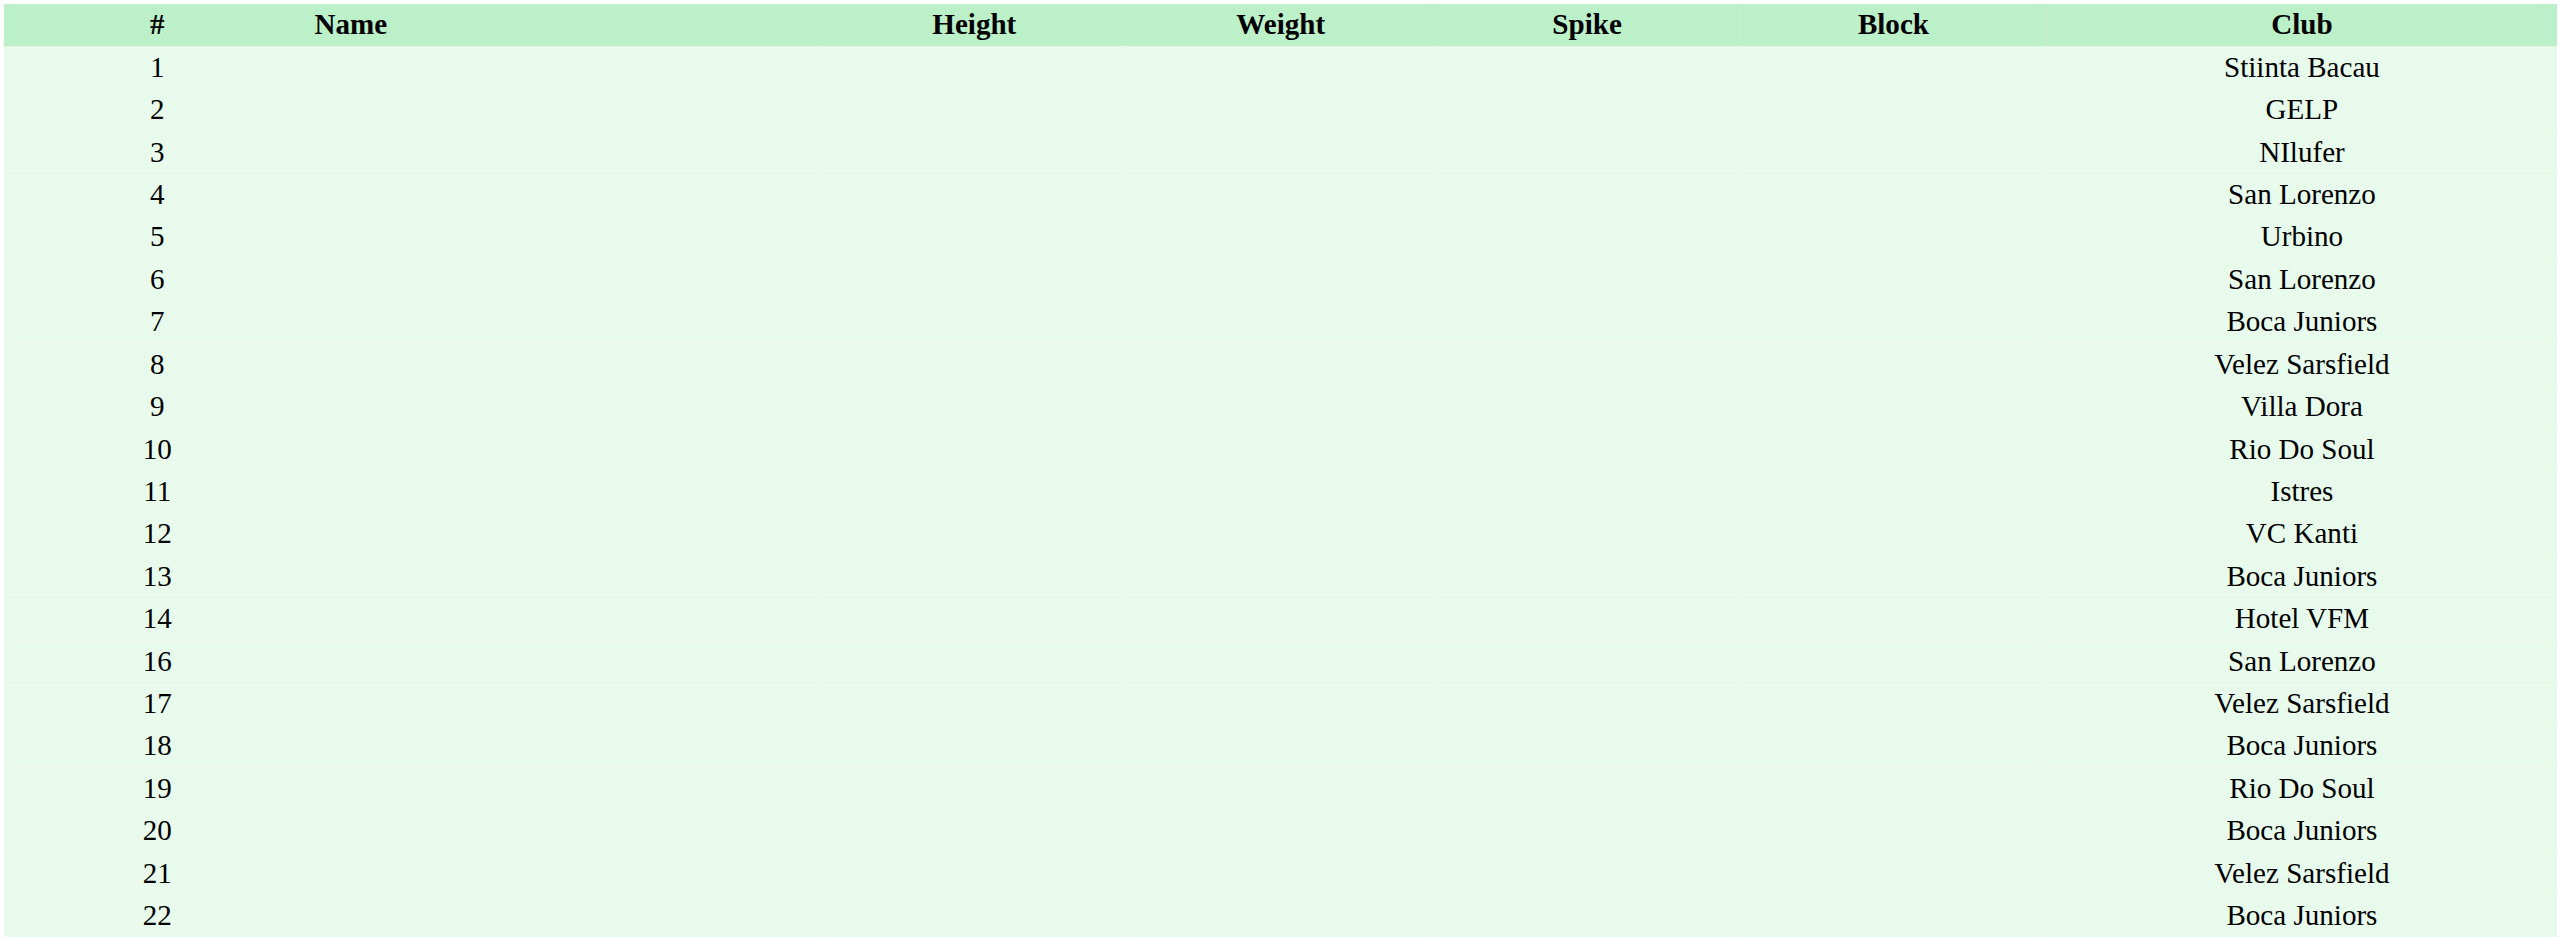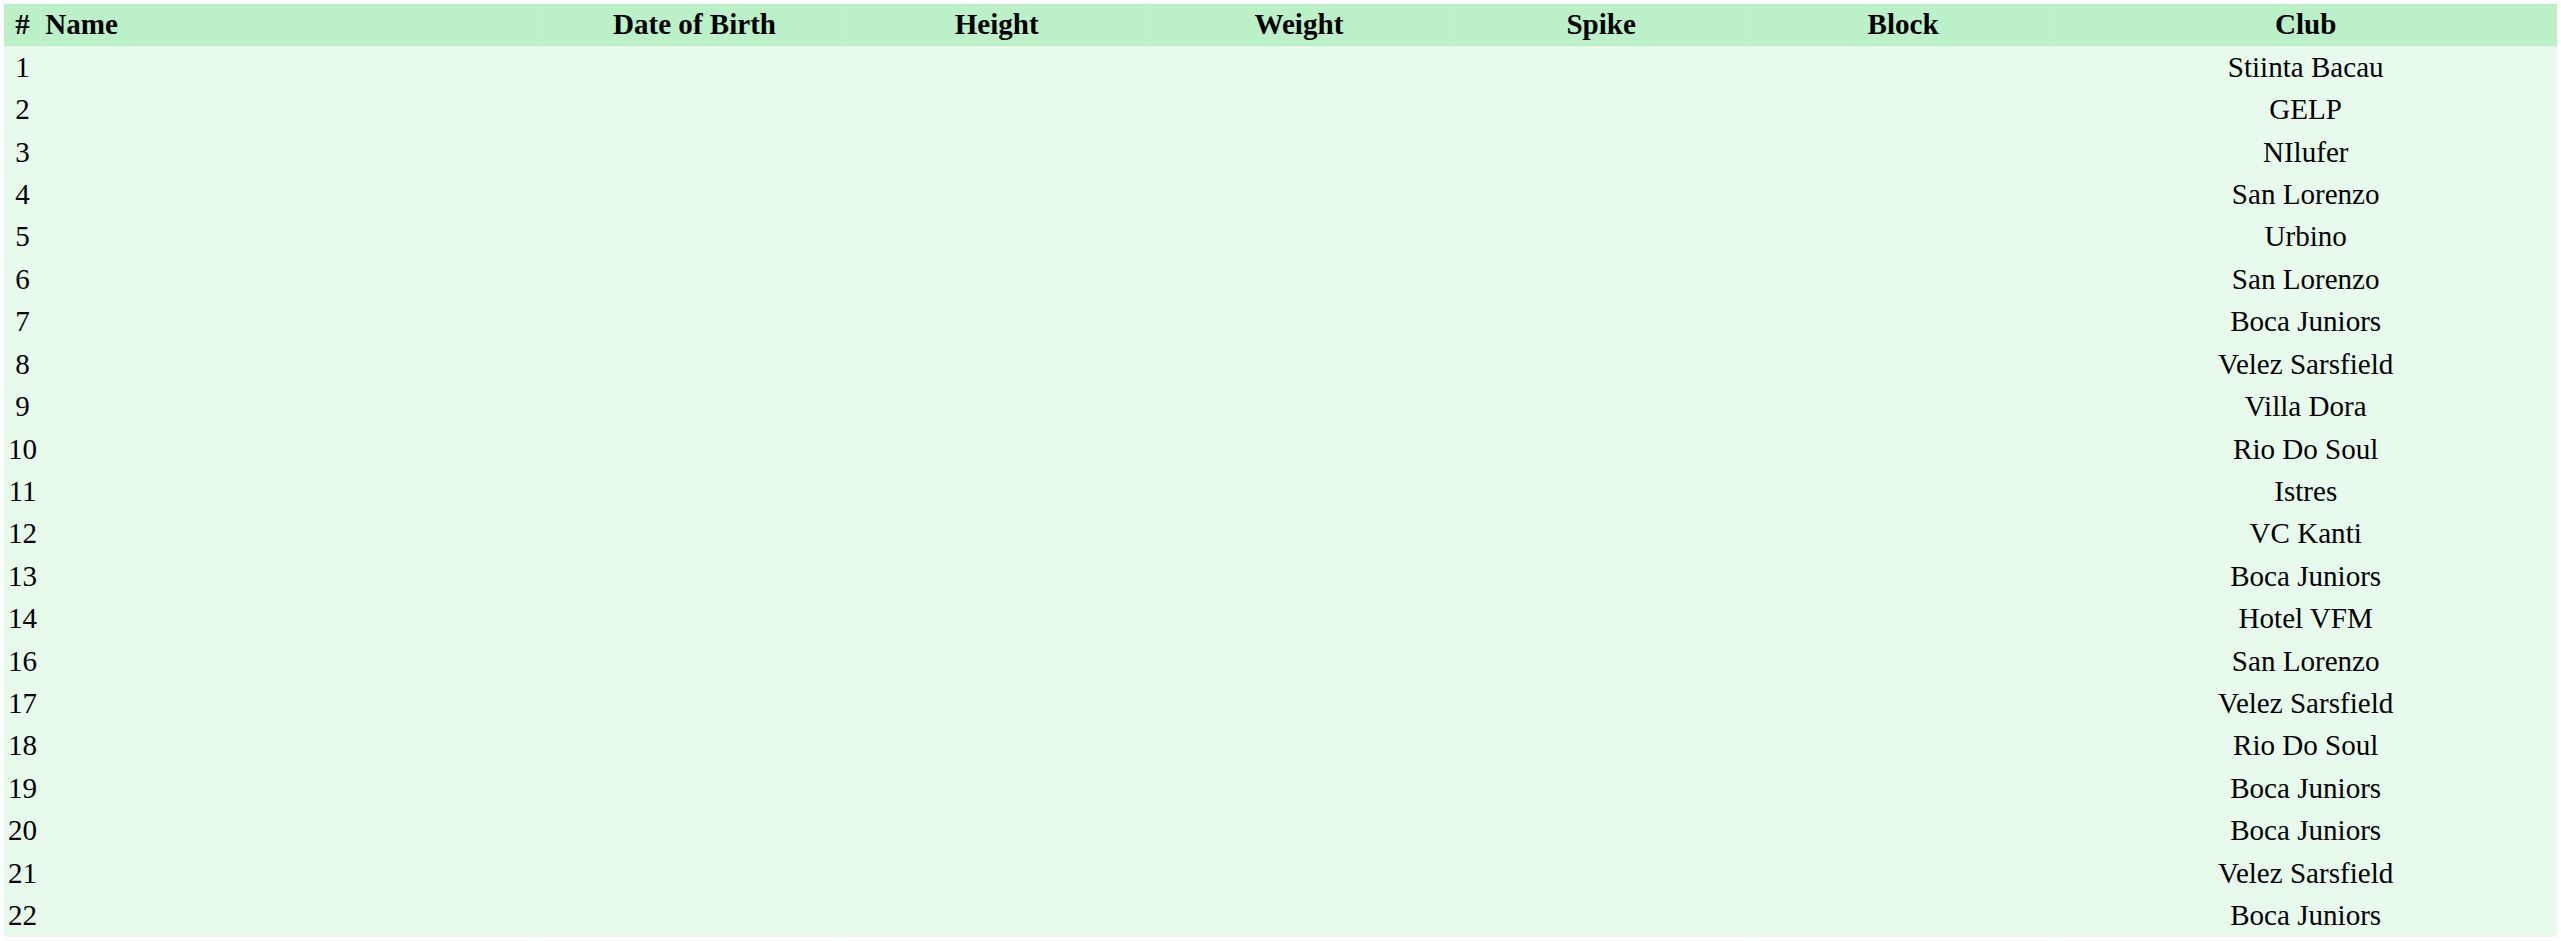+ column: (695, 24)
(2302, 745) Boca Juniors -> (2306, 745) Rio Do Soul
(2302, 788) Rio Do Soul -> (2306, 788) Boca Juniors
